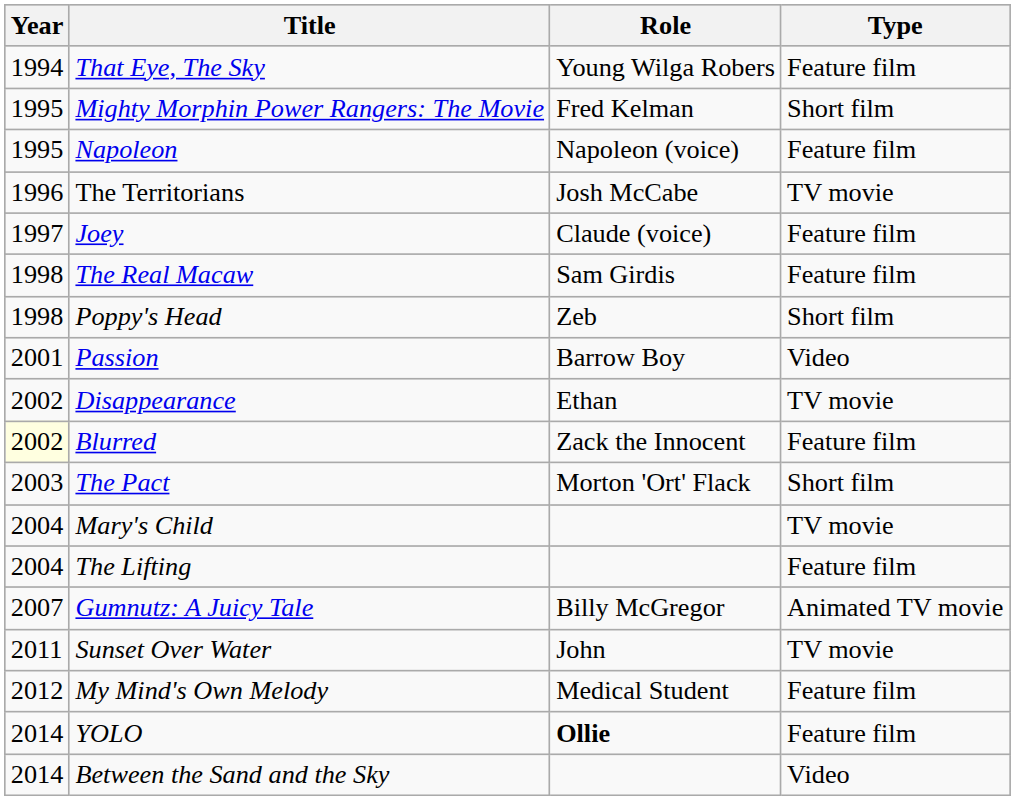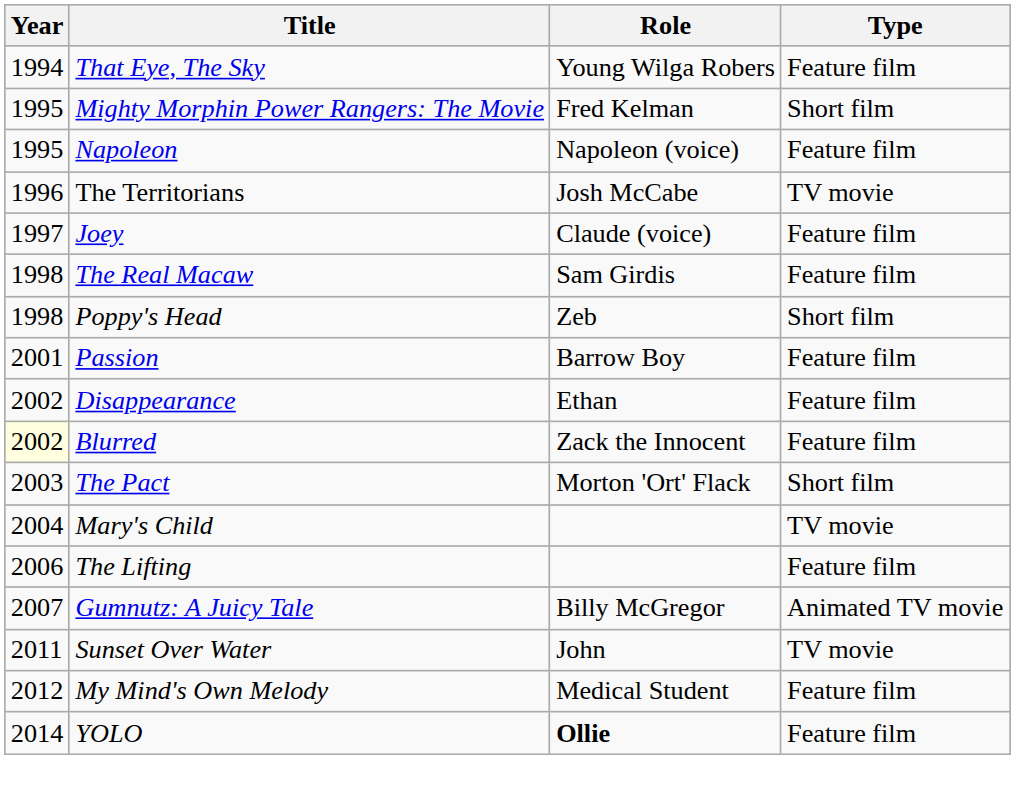(818, 358) Video -> (852, 358) Feature film
(840, 399) TV movie -> (852, 399) Feature film
(37, 566) 2004 -> (37, 566) 2006
- row: (232, 774)
